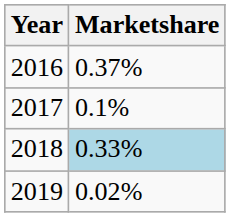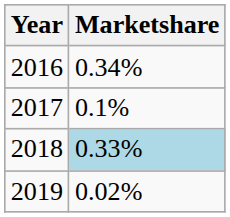(109, 66) 0.37% -> (109, 66) 0.34%
